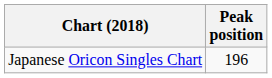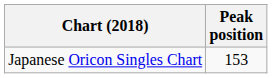(236, 60) 196 -> (236, 60) 153
